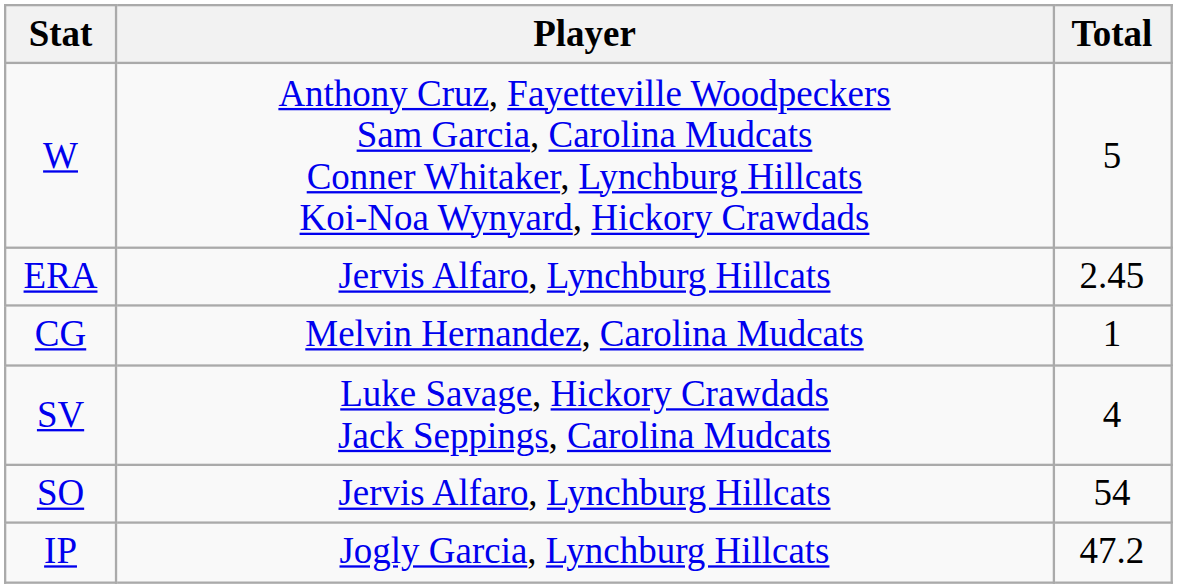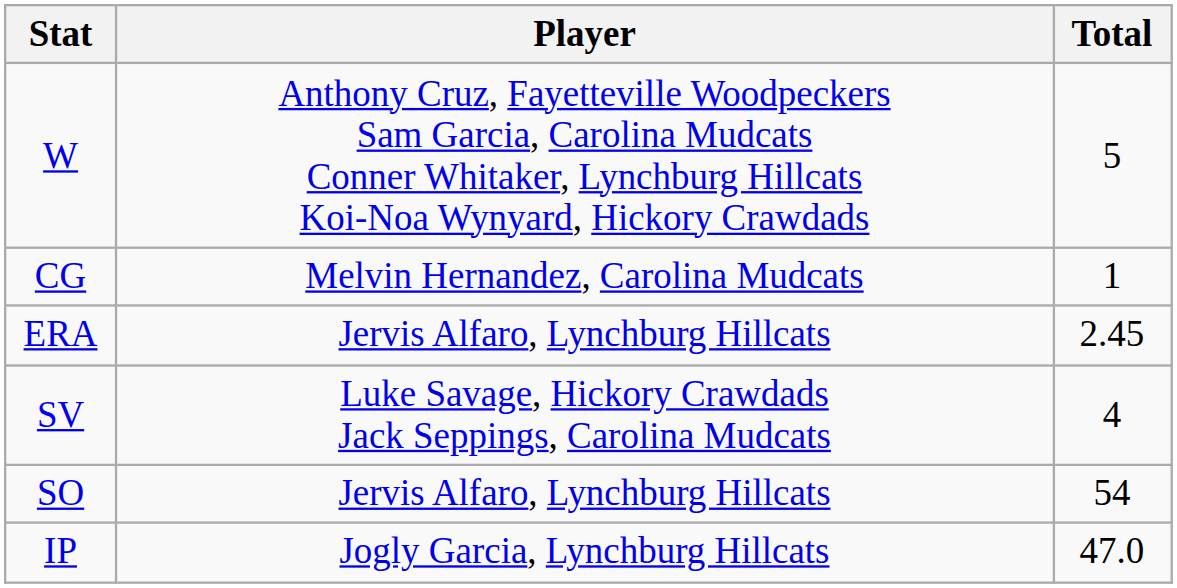rows swapped: (61, 275) <-> (61, 334)
(1112, 551) 47.2 -> (1112, 551) 47.0
